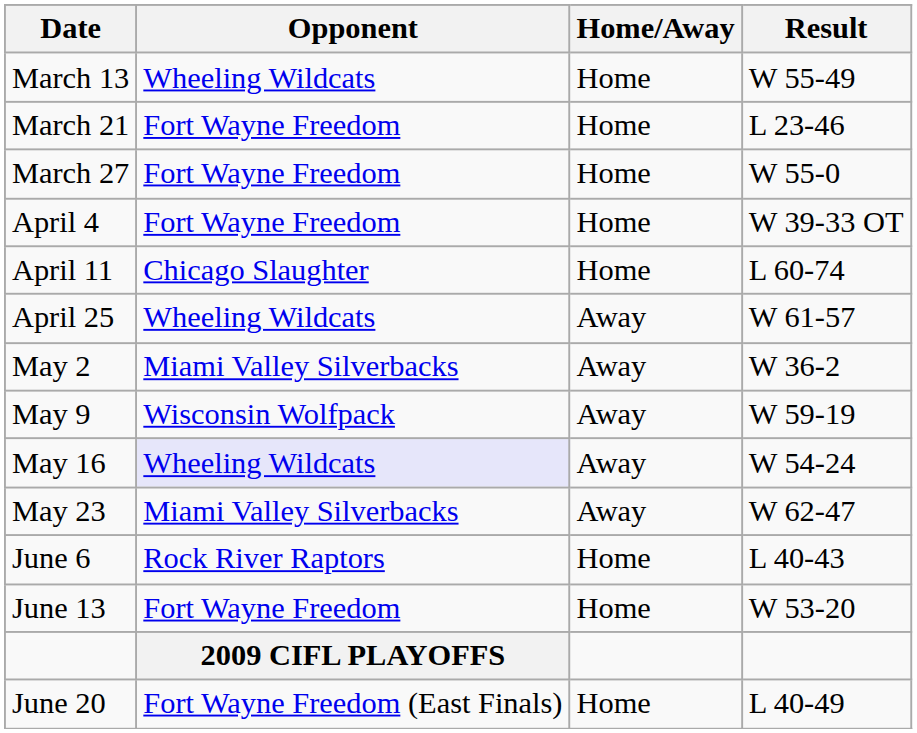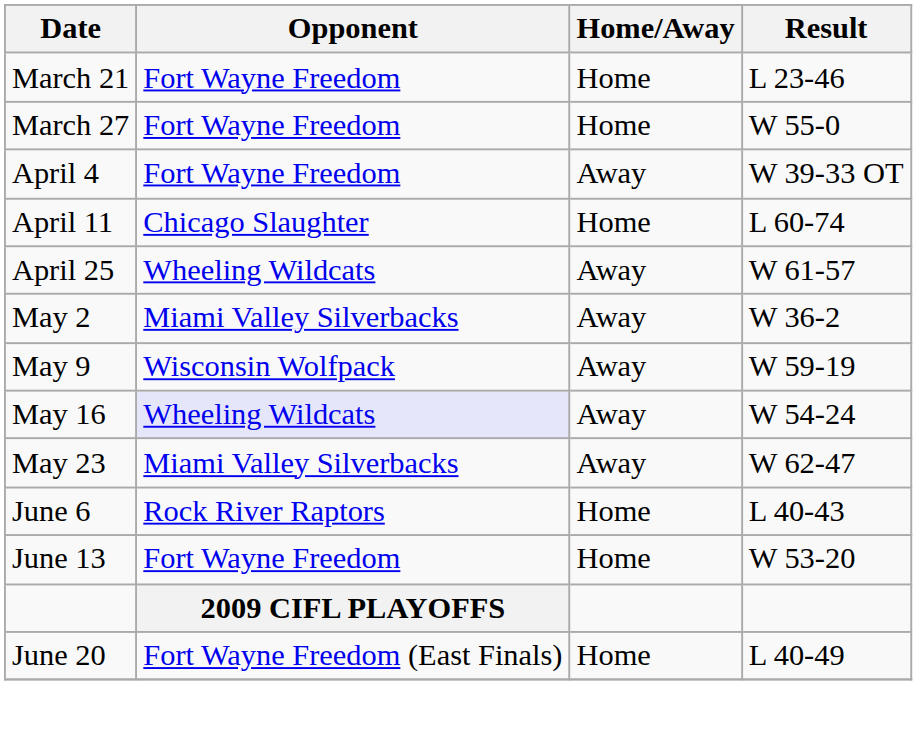- row: (71, 76)
(614, 221) Home -> (611, 173) Away
